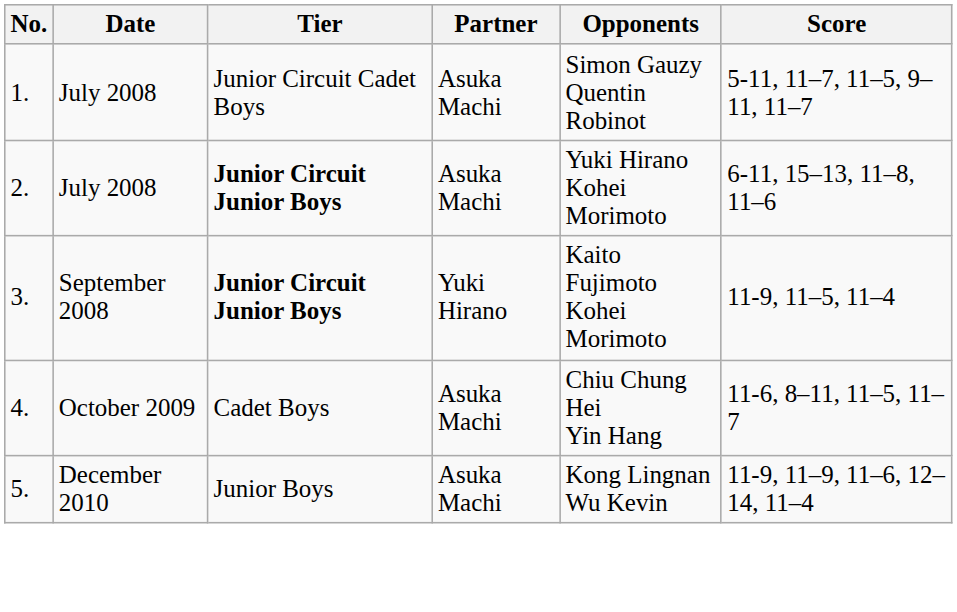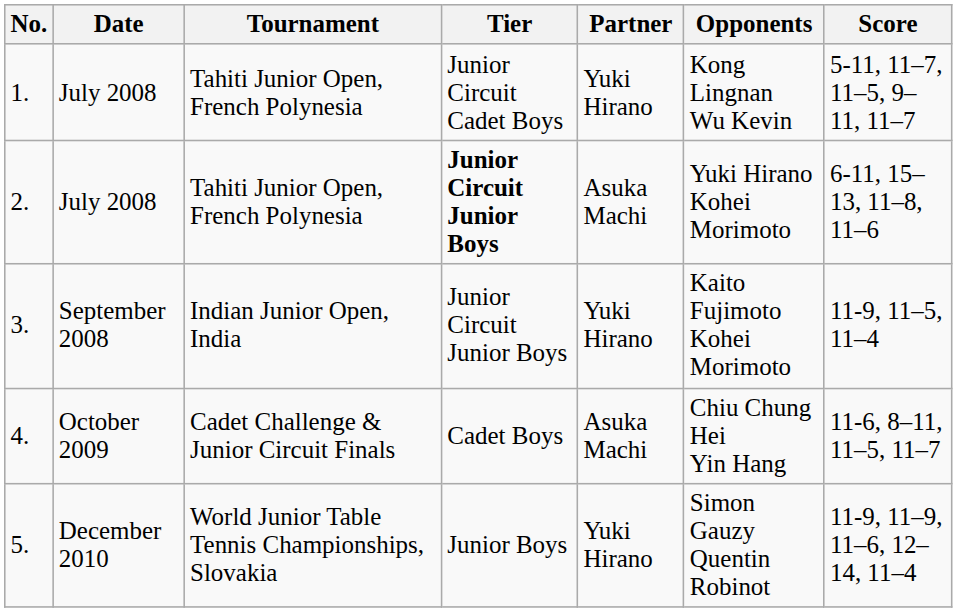+ column: (313, 24)
(470, 91) Asuka Machi -> (618, 91) Yuki Hirano
(634, 91) Simon Gauzy Quentin Robinot -> (741, 91) Kong Lingnan Wu Kevin
(290, 297) bold -> (507, 325) normal
(470, 488) Asuka Machi -> (618, 545) Yuki Hirano
(638, 488) Kong Lingnan Wu Kevin -> (730, 545) Simon Gauzy Quentin Robinot
